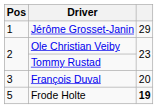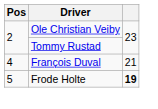- row: (82, 29)
(10, 79) 3 -> (10, 63) 4
(145, 79) 20 -> (131, 63) 21
